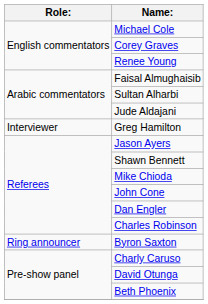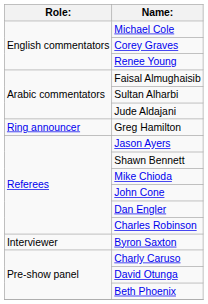(32, 127) Interviewer -> (44, 127) Ring announcer
(44, 242) Ring announcer -> (32, 242) Interviewer
